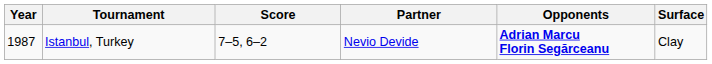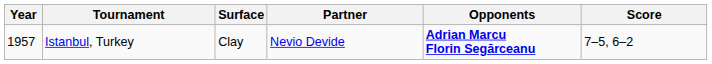columns swapped: (681, 14) <-> (278, 14)
(21, 41) 1987 -> (21, 41) 1957
